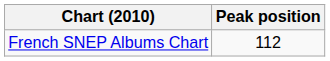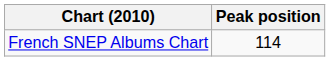(268, 42) 112 -> (268, 42) 114
